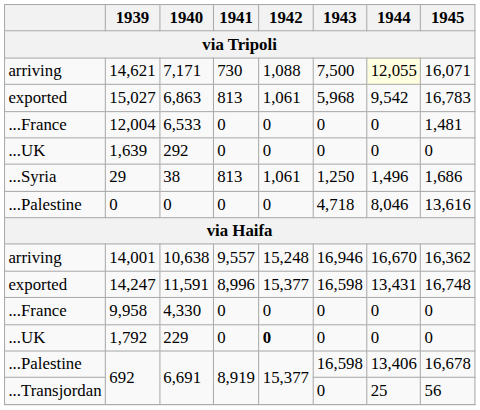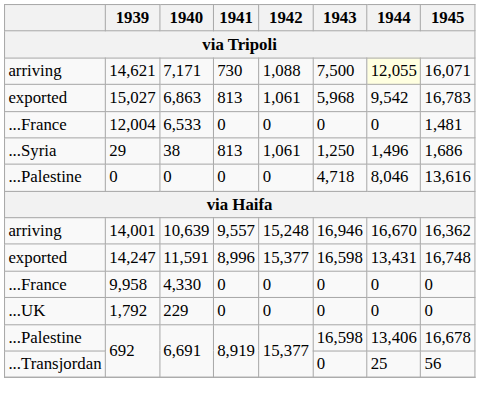- row: (27, 151)
(186, 257) 10,638 -> (186, 230) 10,639
(267, 337) bold -> (267, 310) normal
